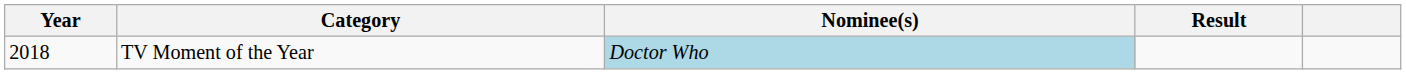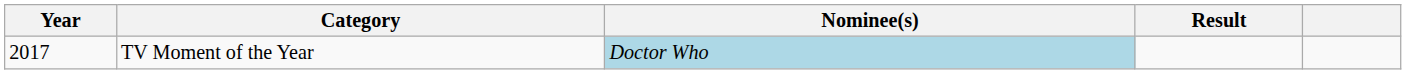(29, 52) 2018 -> (29, 52) 2017
